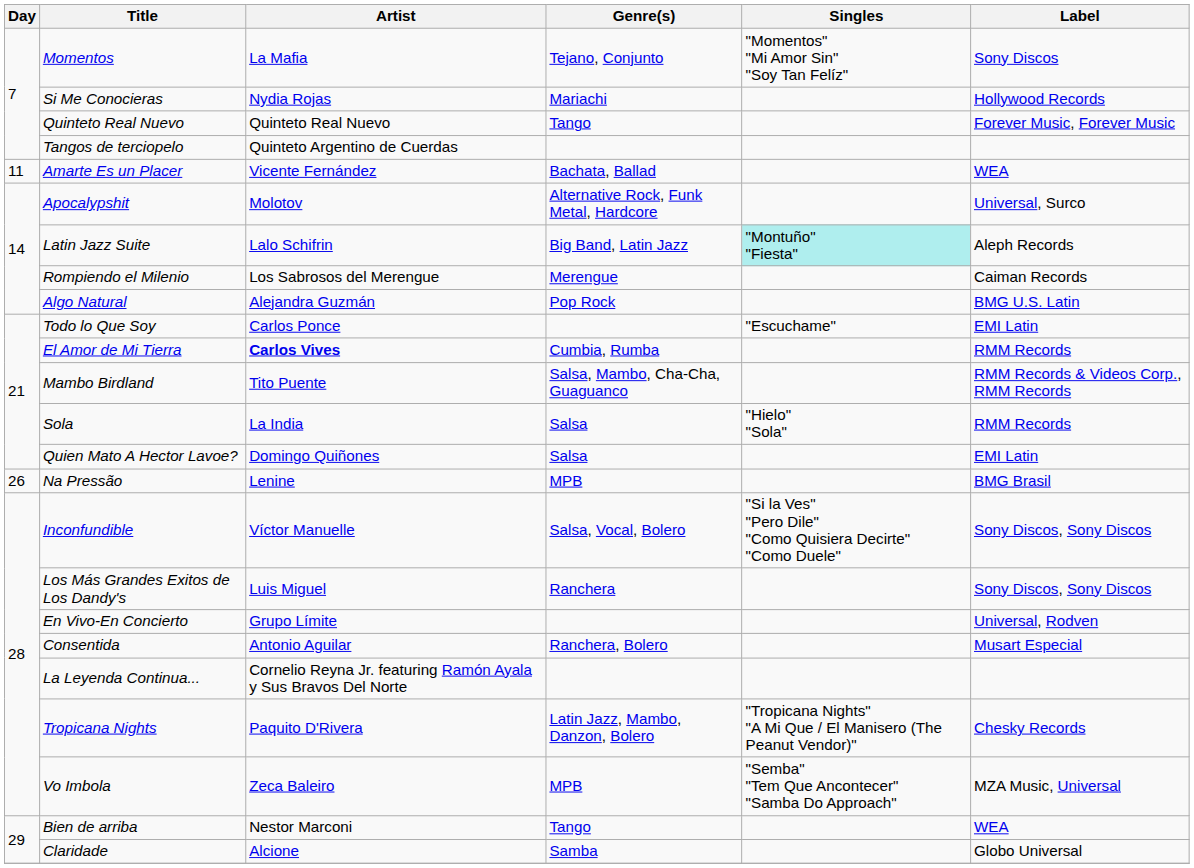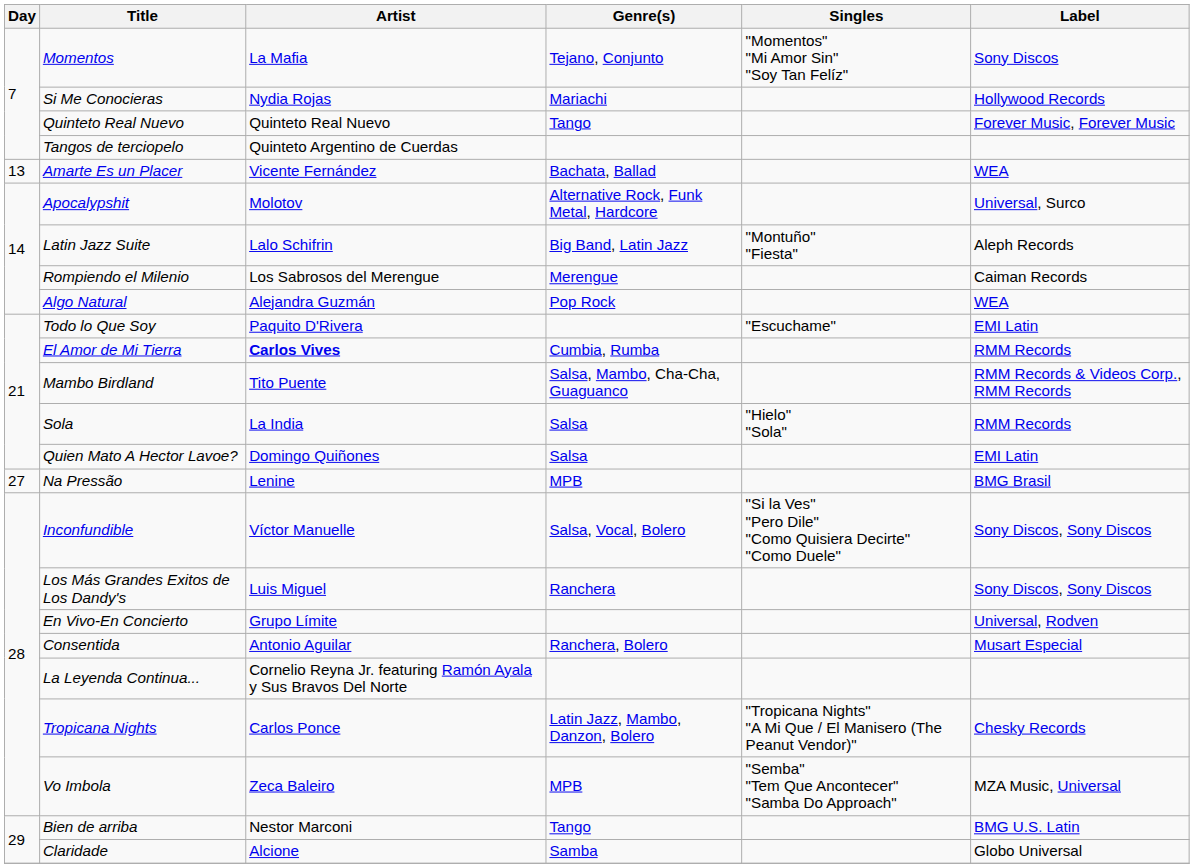(16, 171) 11 -> (16, 171) 13
(781, 245) paleturquoise background -> (781, 245) no background
(1027, 301) BMG U.S. Latin -> (991, 301) WEA
(295, 326) Carlos Ponce -> (306, 326) Paquito D'Rivera
(16, 480) 26 -> (16, 480) 27
(306, 727) Paquito D'Rivera -> (295, 727) Carlos Ponce
(991, 827) WEA -> (1027, 827) BMG U.S. Latin
